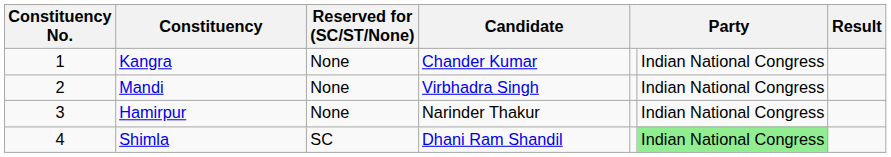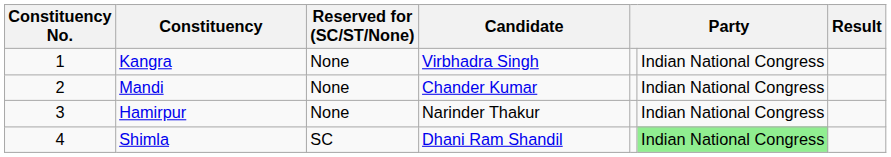(480, 61) Chander Kumar -> (480, 61) Virbhadra Singh
(480, 87) Virbhadra Singh -> (480, 87) Chander Kumar
